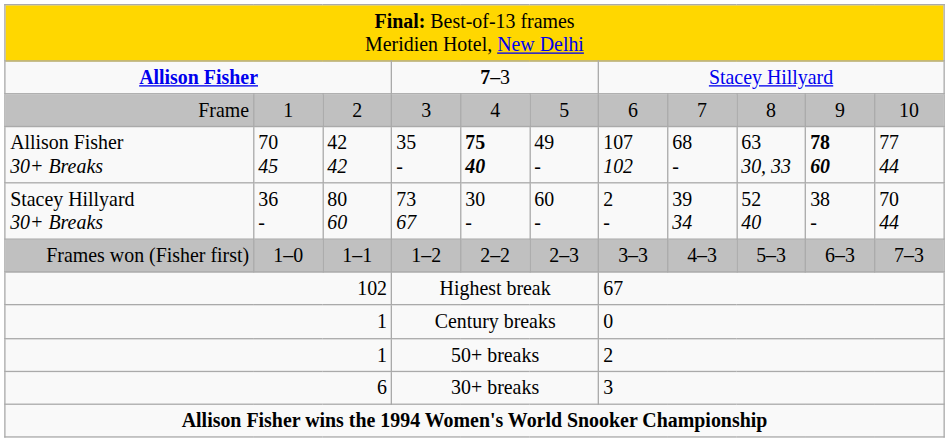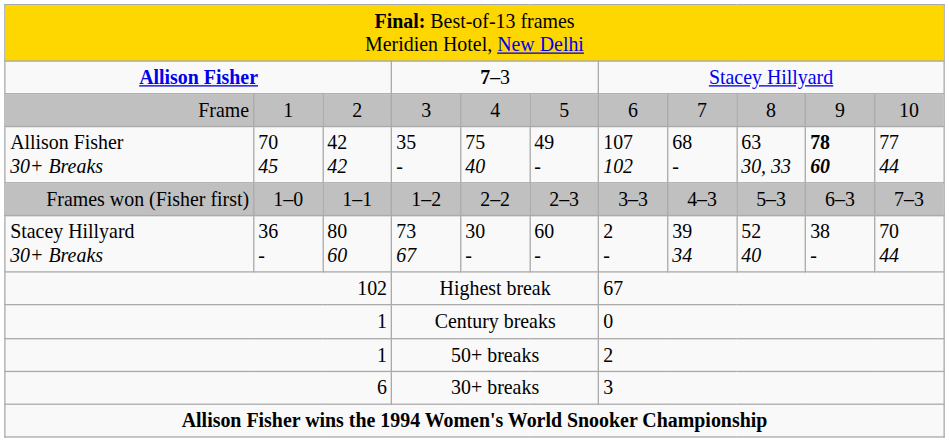(475, 154) bold -> (475, 154) normal
rows swapped: (406, 211) <-> (426, 256)
